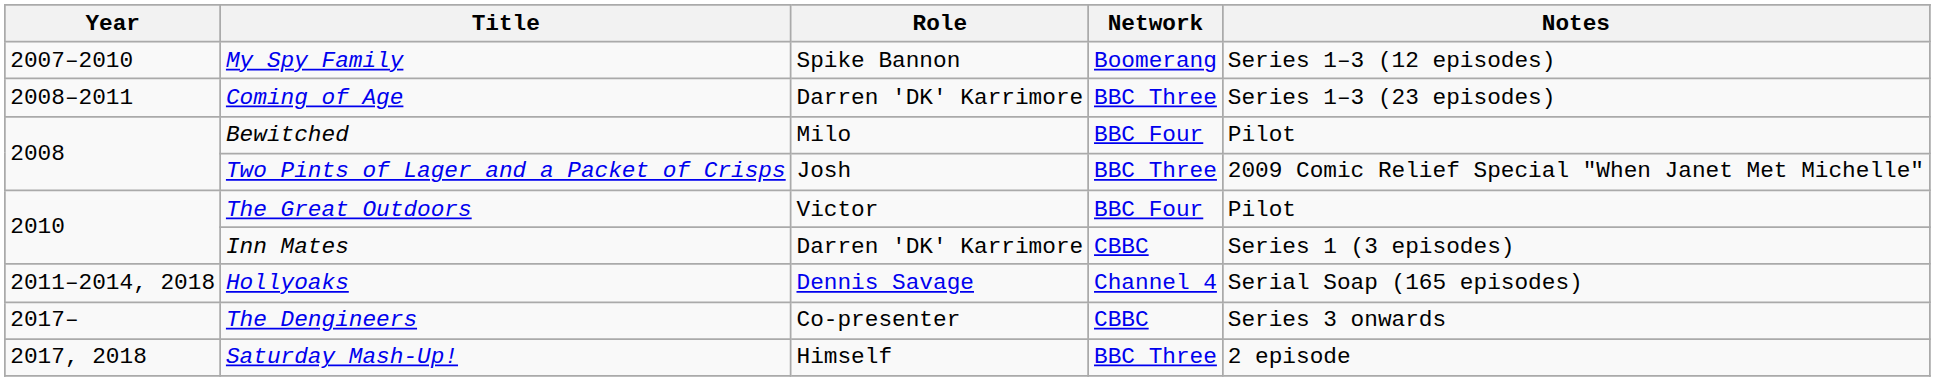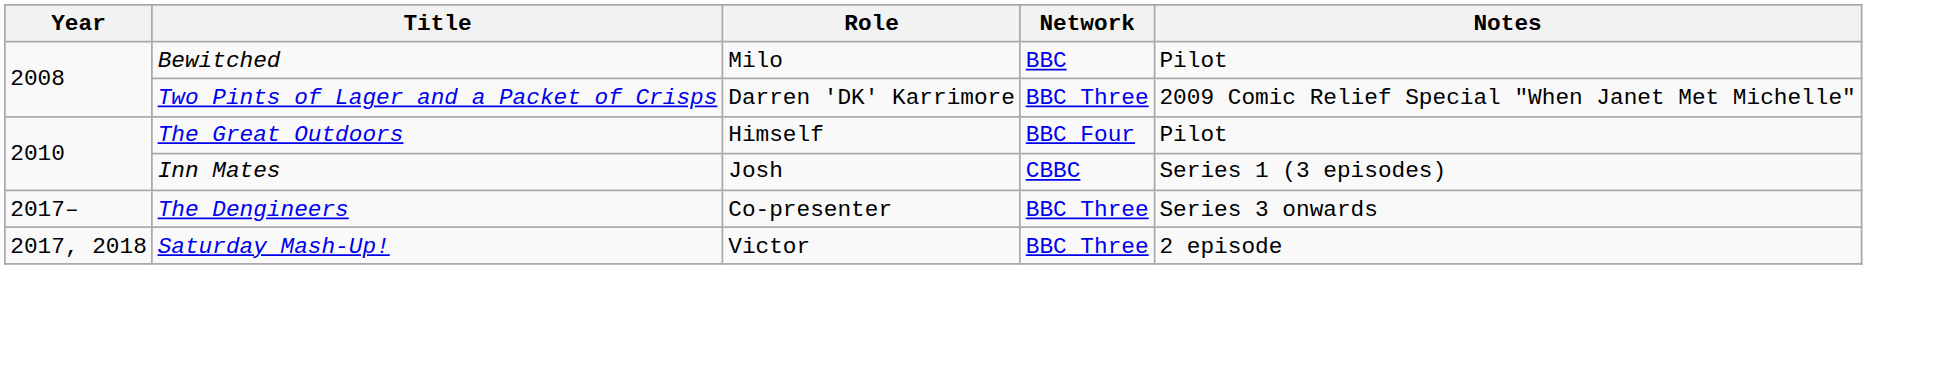- row: (315, 60)
- row: (315, 98)
(1149, 135) BBC Four -> (1046, 60) BBC
(824, 172) Josh -> (872, 98) Darren 'DK' Karrimore
(837, 209) Victor -> (776, 135) Himself
(940, 246) Darren 'DK' Karrimore -> (756, 172) Josh
- row: (287, 283)
(1121, 320) CBBC -> (1087, 209) BBC Three
(844, 357) Himself -> (769, 246) Victor
